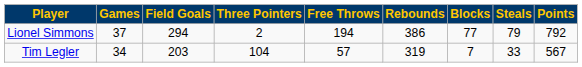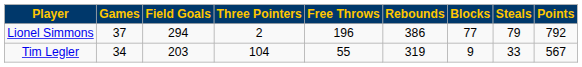(344, 33) 194 -> (344, 33) 196
(344, 52) 57 -> (344, 52) 55
(470, 52) 7 -> (470, 52) 9
